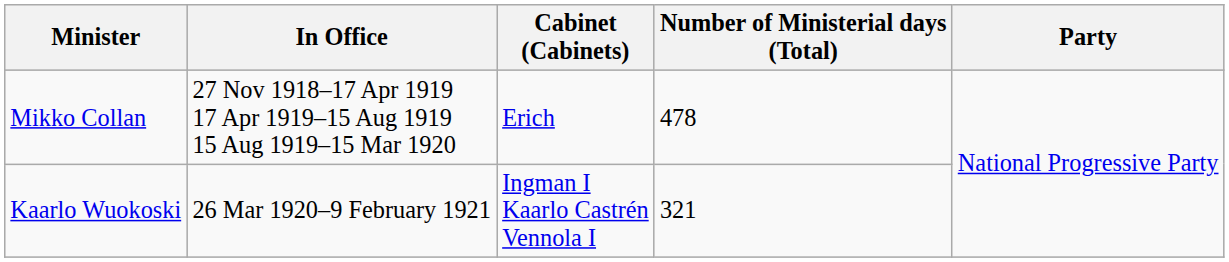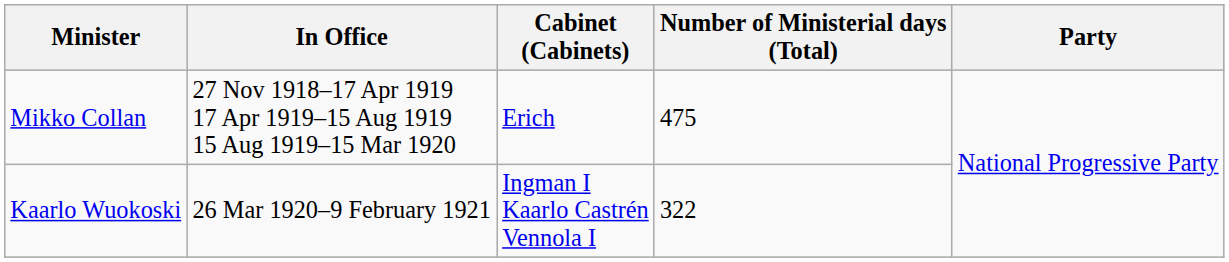(678, 117) 478 -> (678, 117) 475
(678, 210) 321 -> (678, 210) 322
